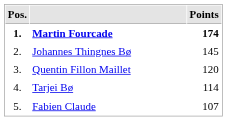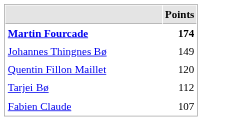- column: (17, 14)
(211, 51) 145 -> (186, 51) 149
(211, 88) 114 -> (186, 88) 112
